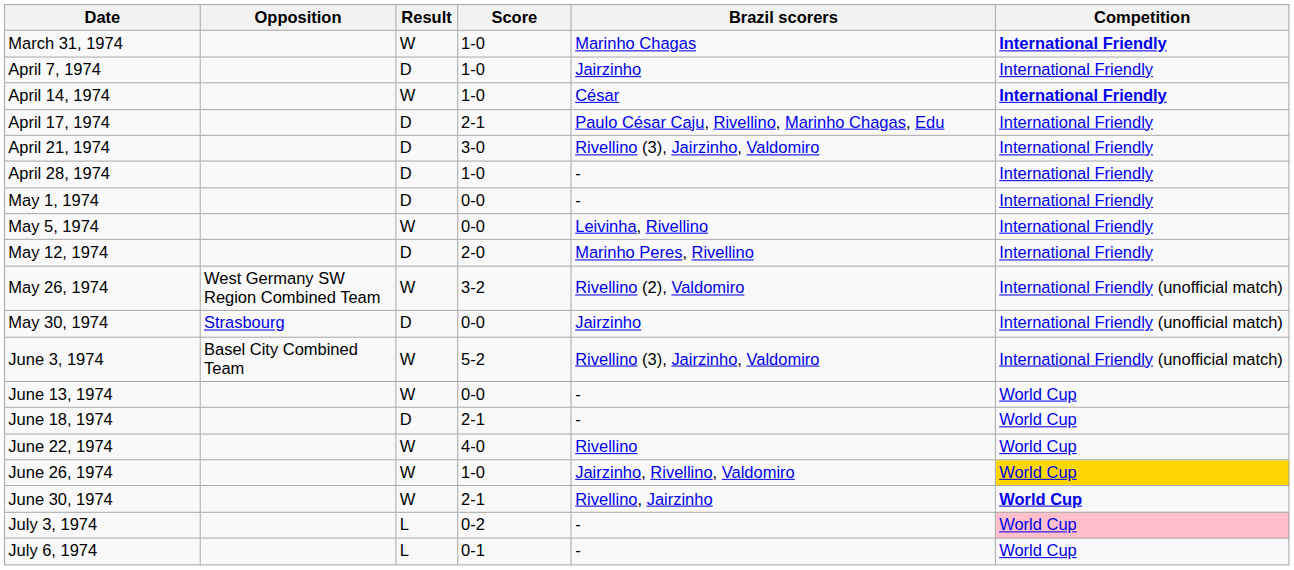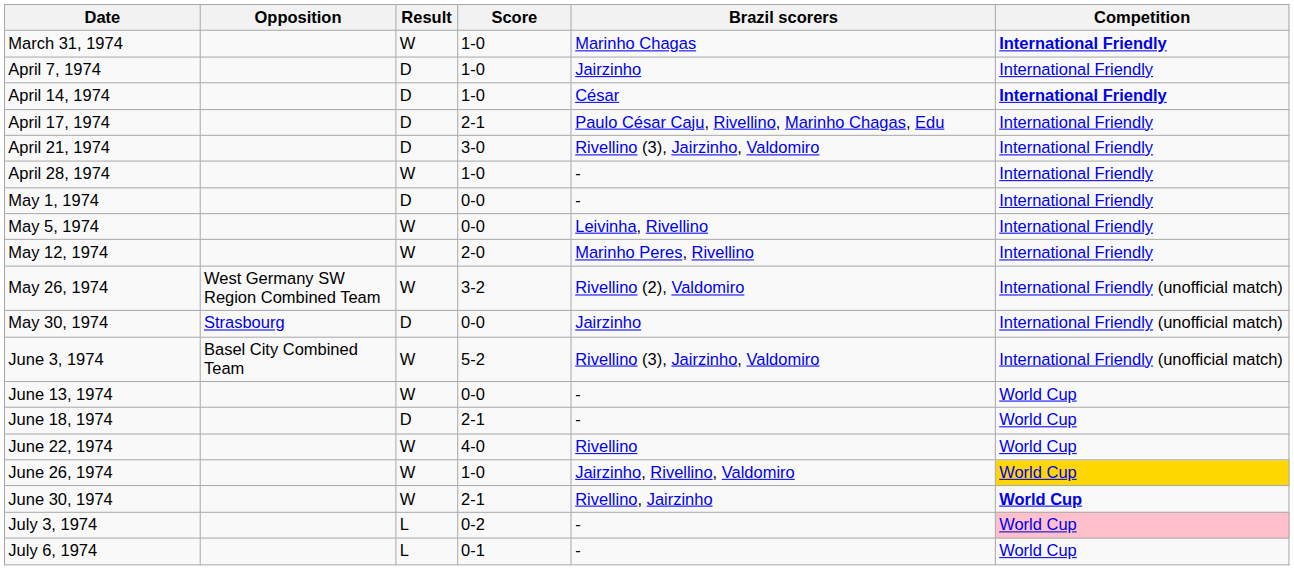(407, 95) W -> (406, 95) D
(406, 174) D -> (407, 174) W
(406, 252) D -> (407, 252) W
